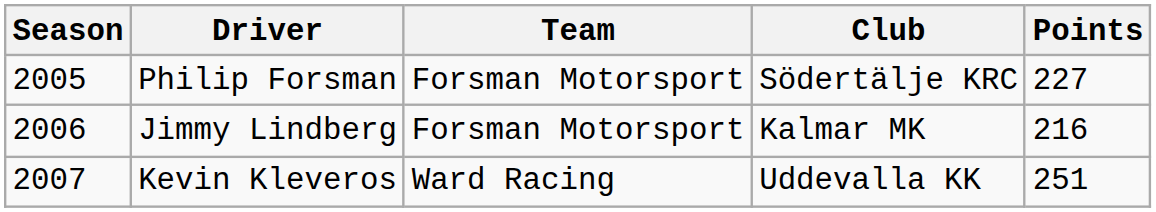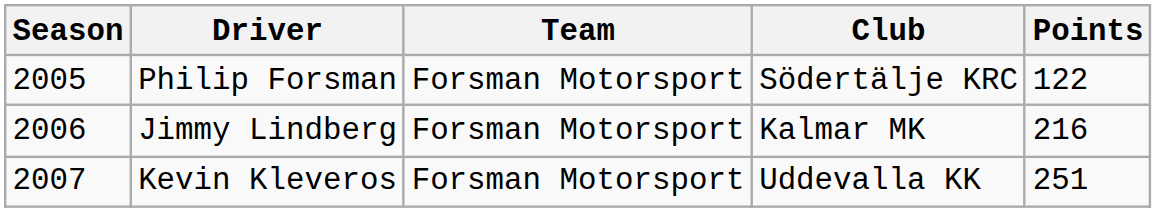(1060, 81) 227 -> (1060, 81) 122
(513, 181) Ward Racing -> (578, 181) Forsman Motorsport
